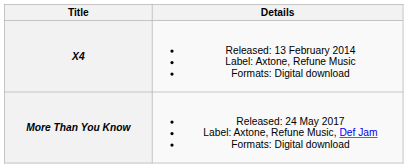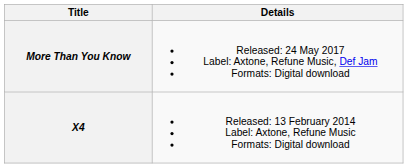rows swapped: (78, 56) <-> (78, 127)
